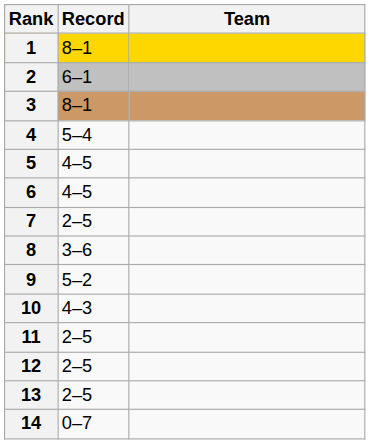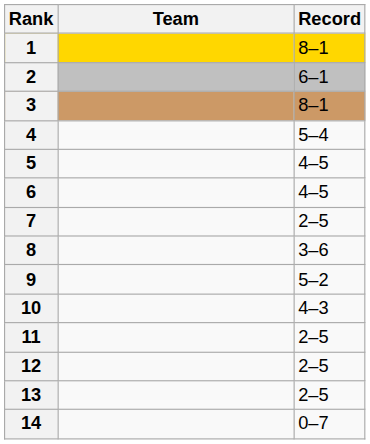columns swapped: (247, 18) <-> (93, 18)
